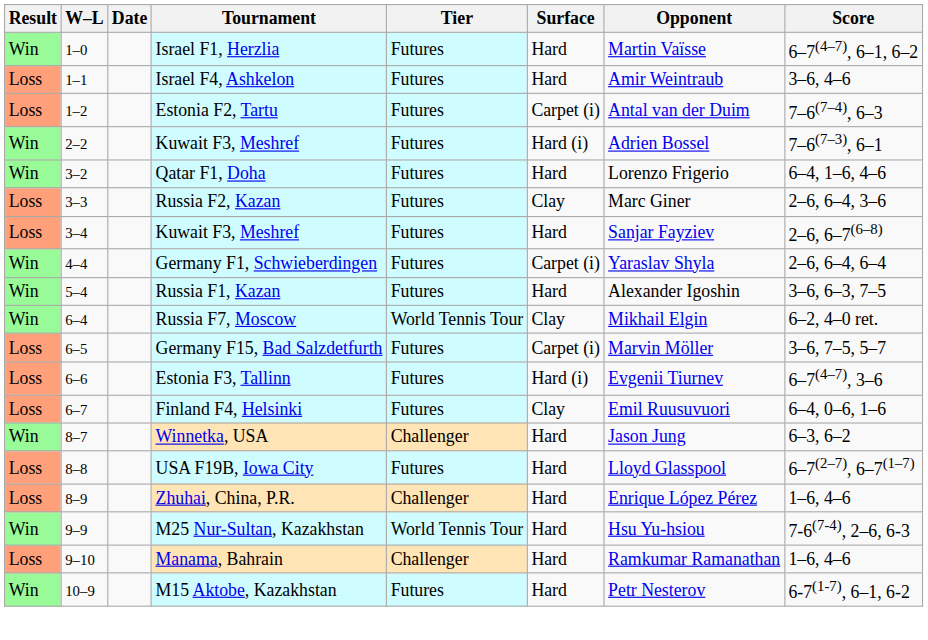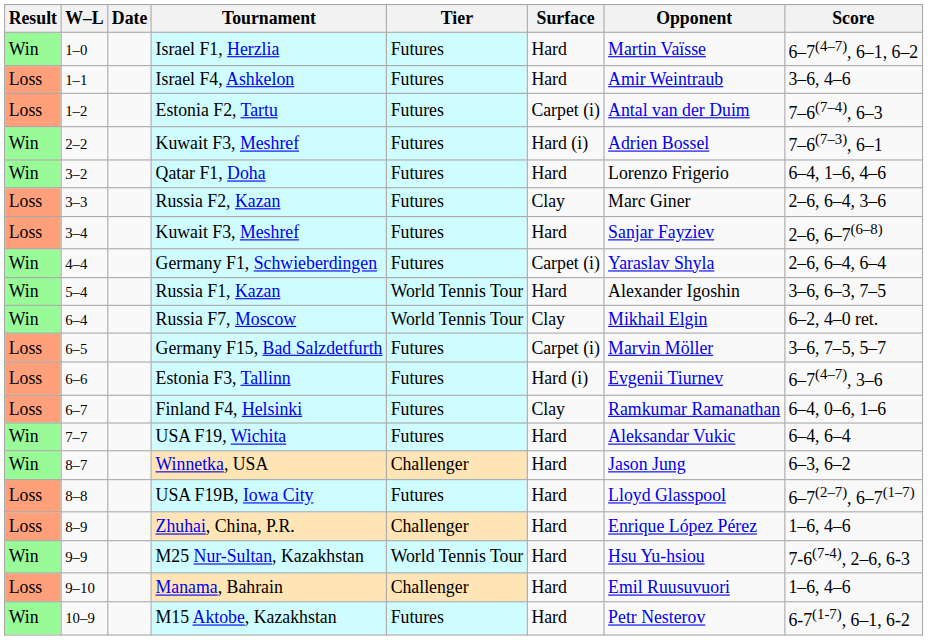(417, 291) Futures -> (457, 291) World Tennis Tour
(669, 408) Emil Ruusuvuori -> (694, 408) Ramkumar Ramanathan
+ row: (76, 438)
(694, 559) Ramkumar Ramanathan -> (669, 587) Emil Ruusuvuori
